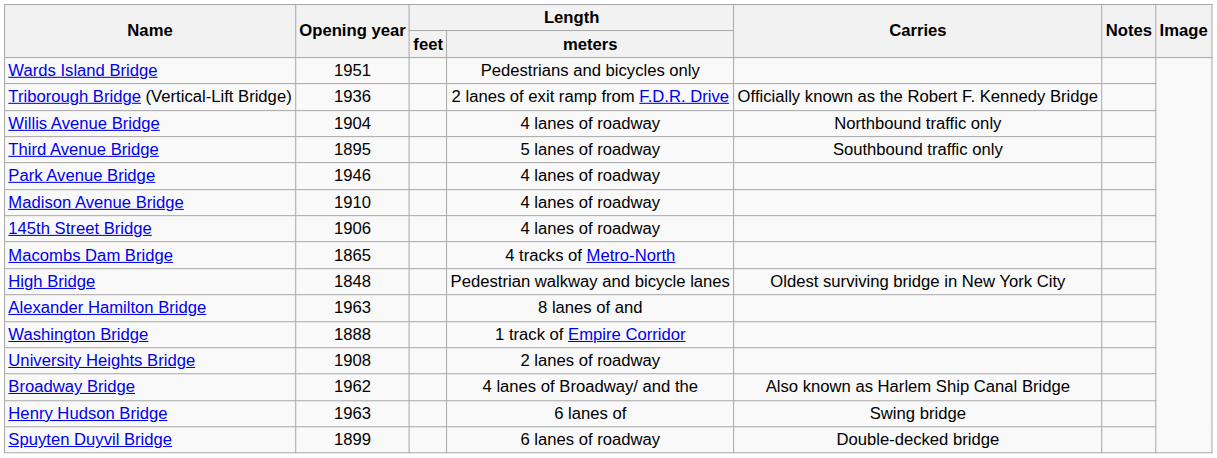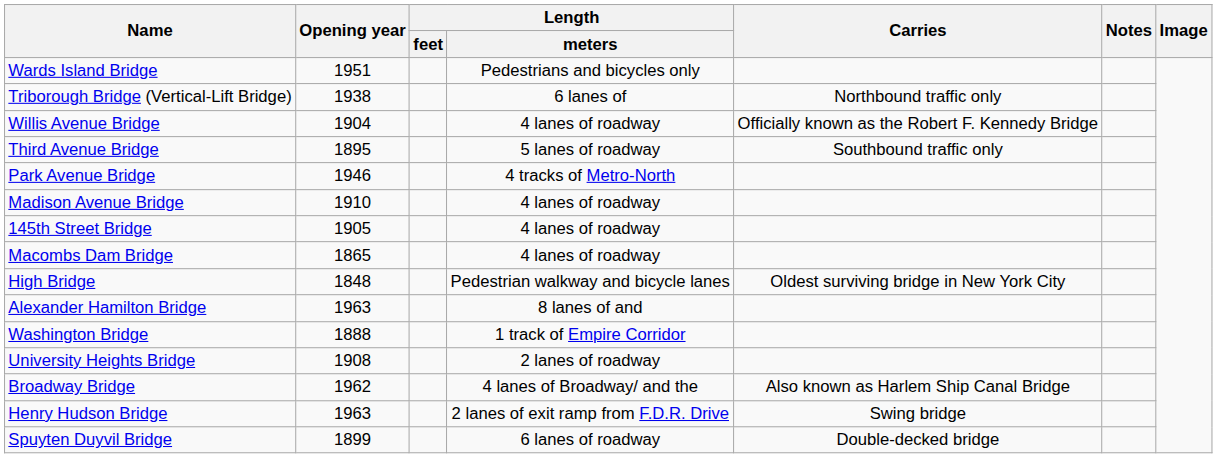(353, 96) 1936 -> (353, 96) 1938
(590, 96) 2 lanes of exit ramp from F.D.R. Drive -> (590, 96) 6 lanes of
(918, 96) Officially known as the Robert F. Kennedy Bridge -> (918, 96) Northbound traffic only
(918, 123) Northbound traffic only -> (918, 123) Officially known as the Robert F. Kennedy Bridge
(590, 176) 4 lanes of roadway -> (590, 176) 4 tracks of Metro-North
(353, 228) 1906 -> (353, 228) 1905
(590, 255) 4 tracks of Metro-North -> (590, 255) 4 lanes of roadway
(590, 413) 6 lanes of -> (590, 413) 2 lanes of exit ramp from F.D.R. Drive
